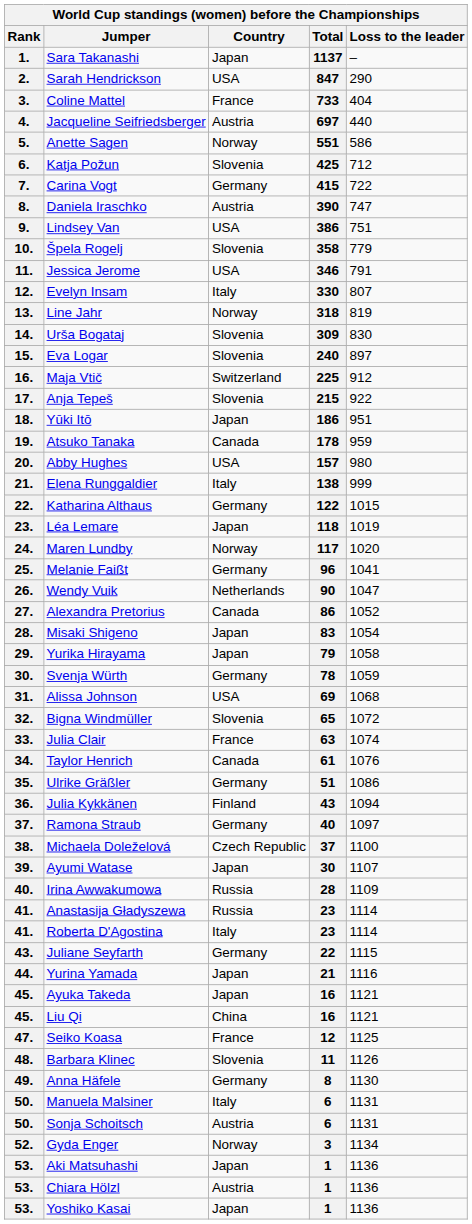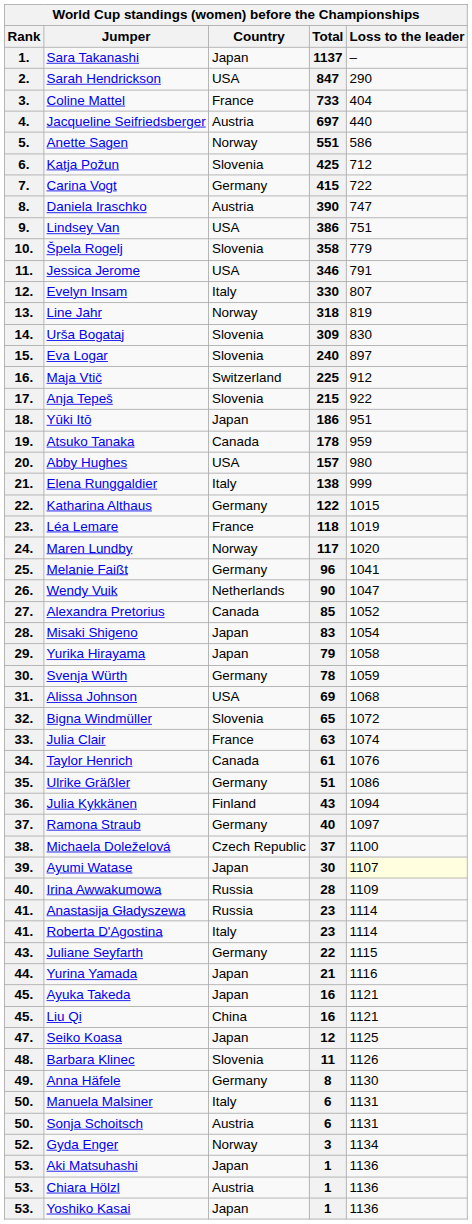(230, 526) Japan -> (233, 526) France
(328, 611) 86 -> (328, 611) 85
(364, 867) no background -> (364, 867) lightyellow background
(233, 1038) France -> (230, 1038) Japan
